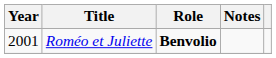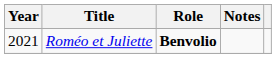(23, 41) 2001 -> (23, 41) 2021
